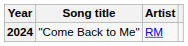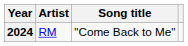columns swapped: (89, 13) <-> (160, 13)
